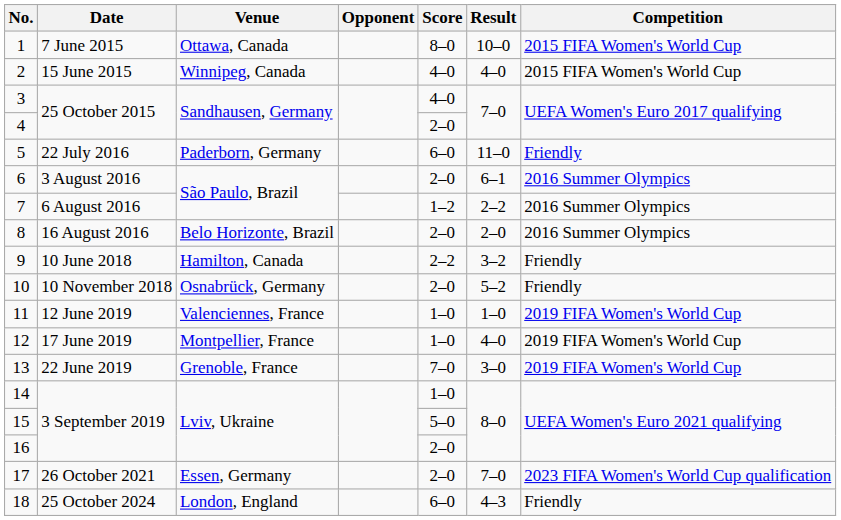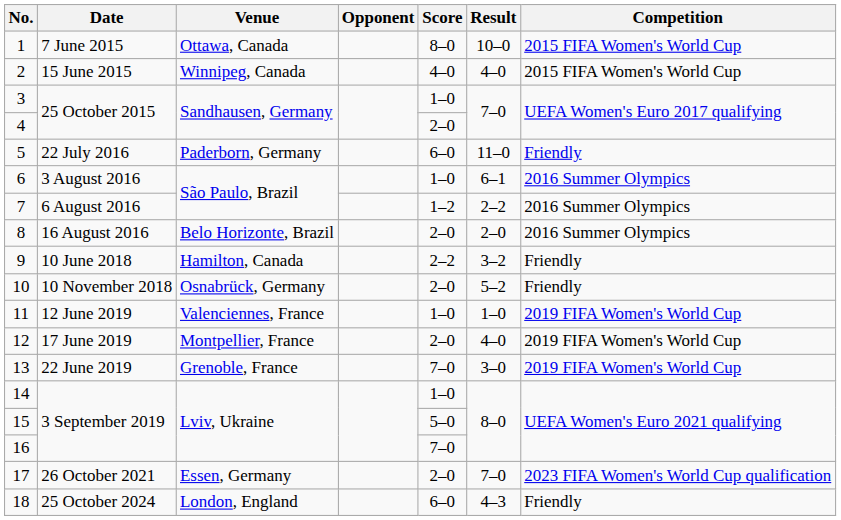(442, 98) 4–0 -> (442, 98) 1–0
(442, 179) 2–0 -> (442, 179) 1–0
(442, 340) 1–0 -> (442, 340) 2–0
(442, 448) 2–0 -> (442, 448) 7–0
